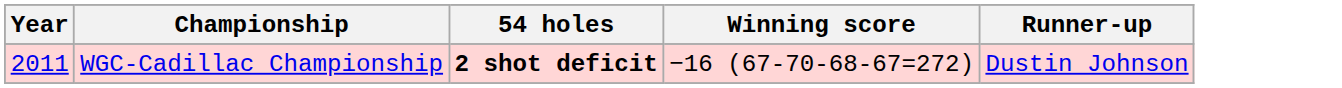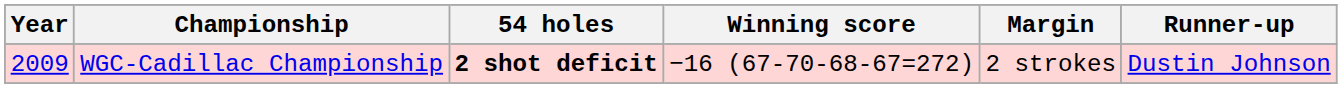+ column: (1051, 25)
(40, 64) 2011 -> (40, 64) 2009
